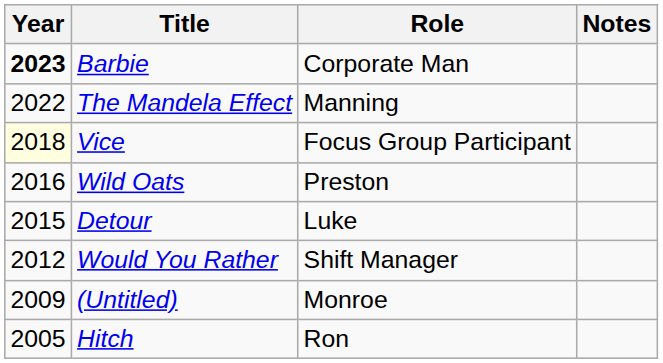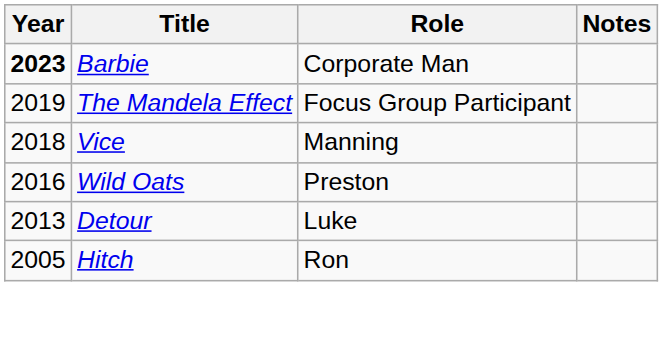(38, 102) 2022 -> (38, 102) 2019
(351, 102) Manning -> (437, 102) Focus Group Participant
(38, 142) lightyellow background -> (38, 142) no background
(437, 142) Focus Group Participant -> (351, 142) Manning
(38, 220) 2015 -> (38, 220) 2013
- row: (178, 260)
- row: (127, 299)
